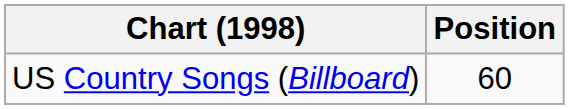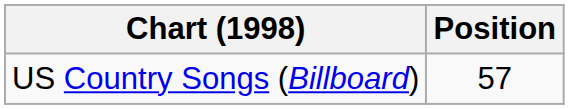(495, 78) 60 -> (495, 78) 57
